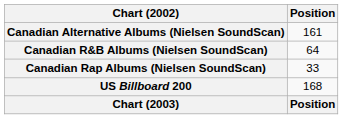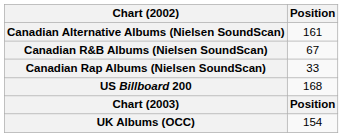(313, 50) 64 -> (313, 50) 67
+ row: (146, 123)
